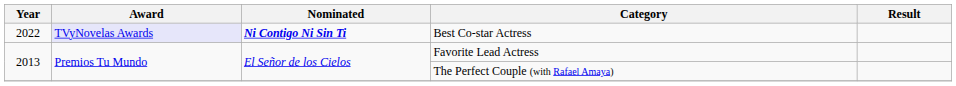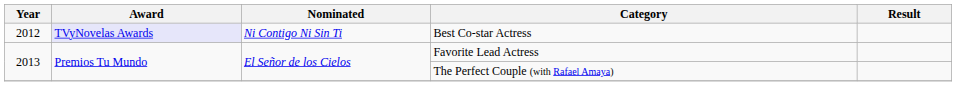(28, 33) 2022 -> (28, 33) 2012
(295, 33) bold -> (293, 33) normal
